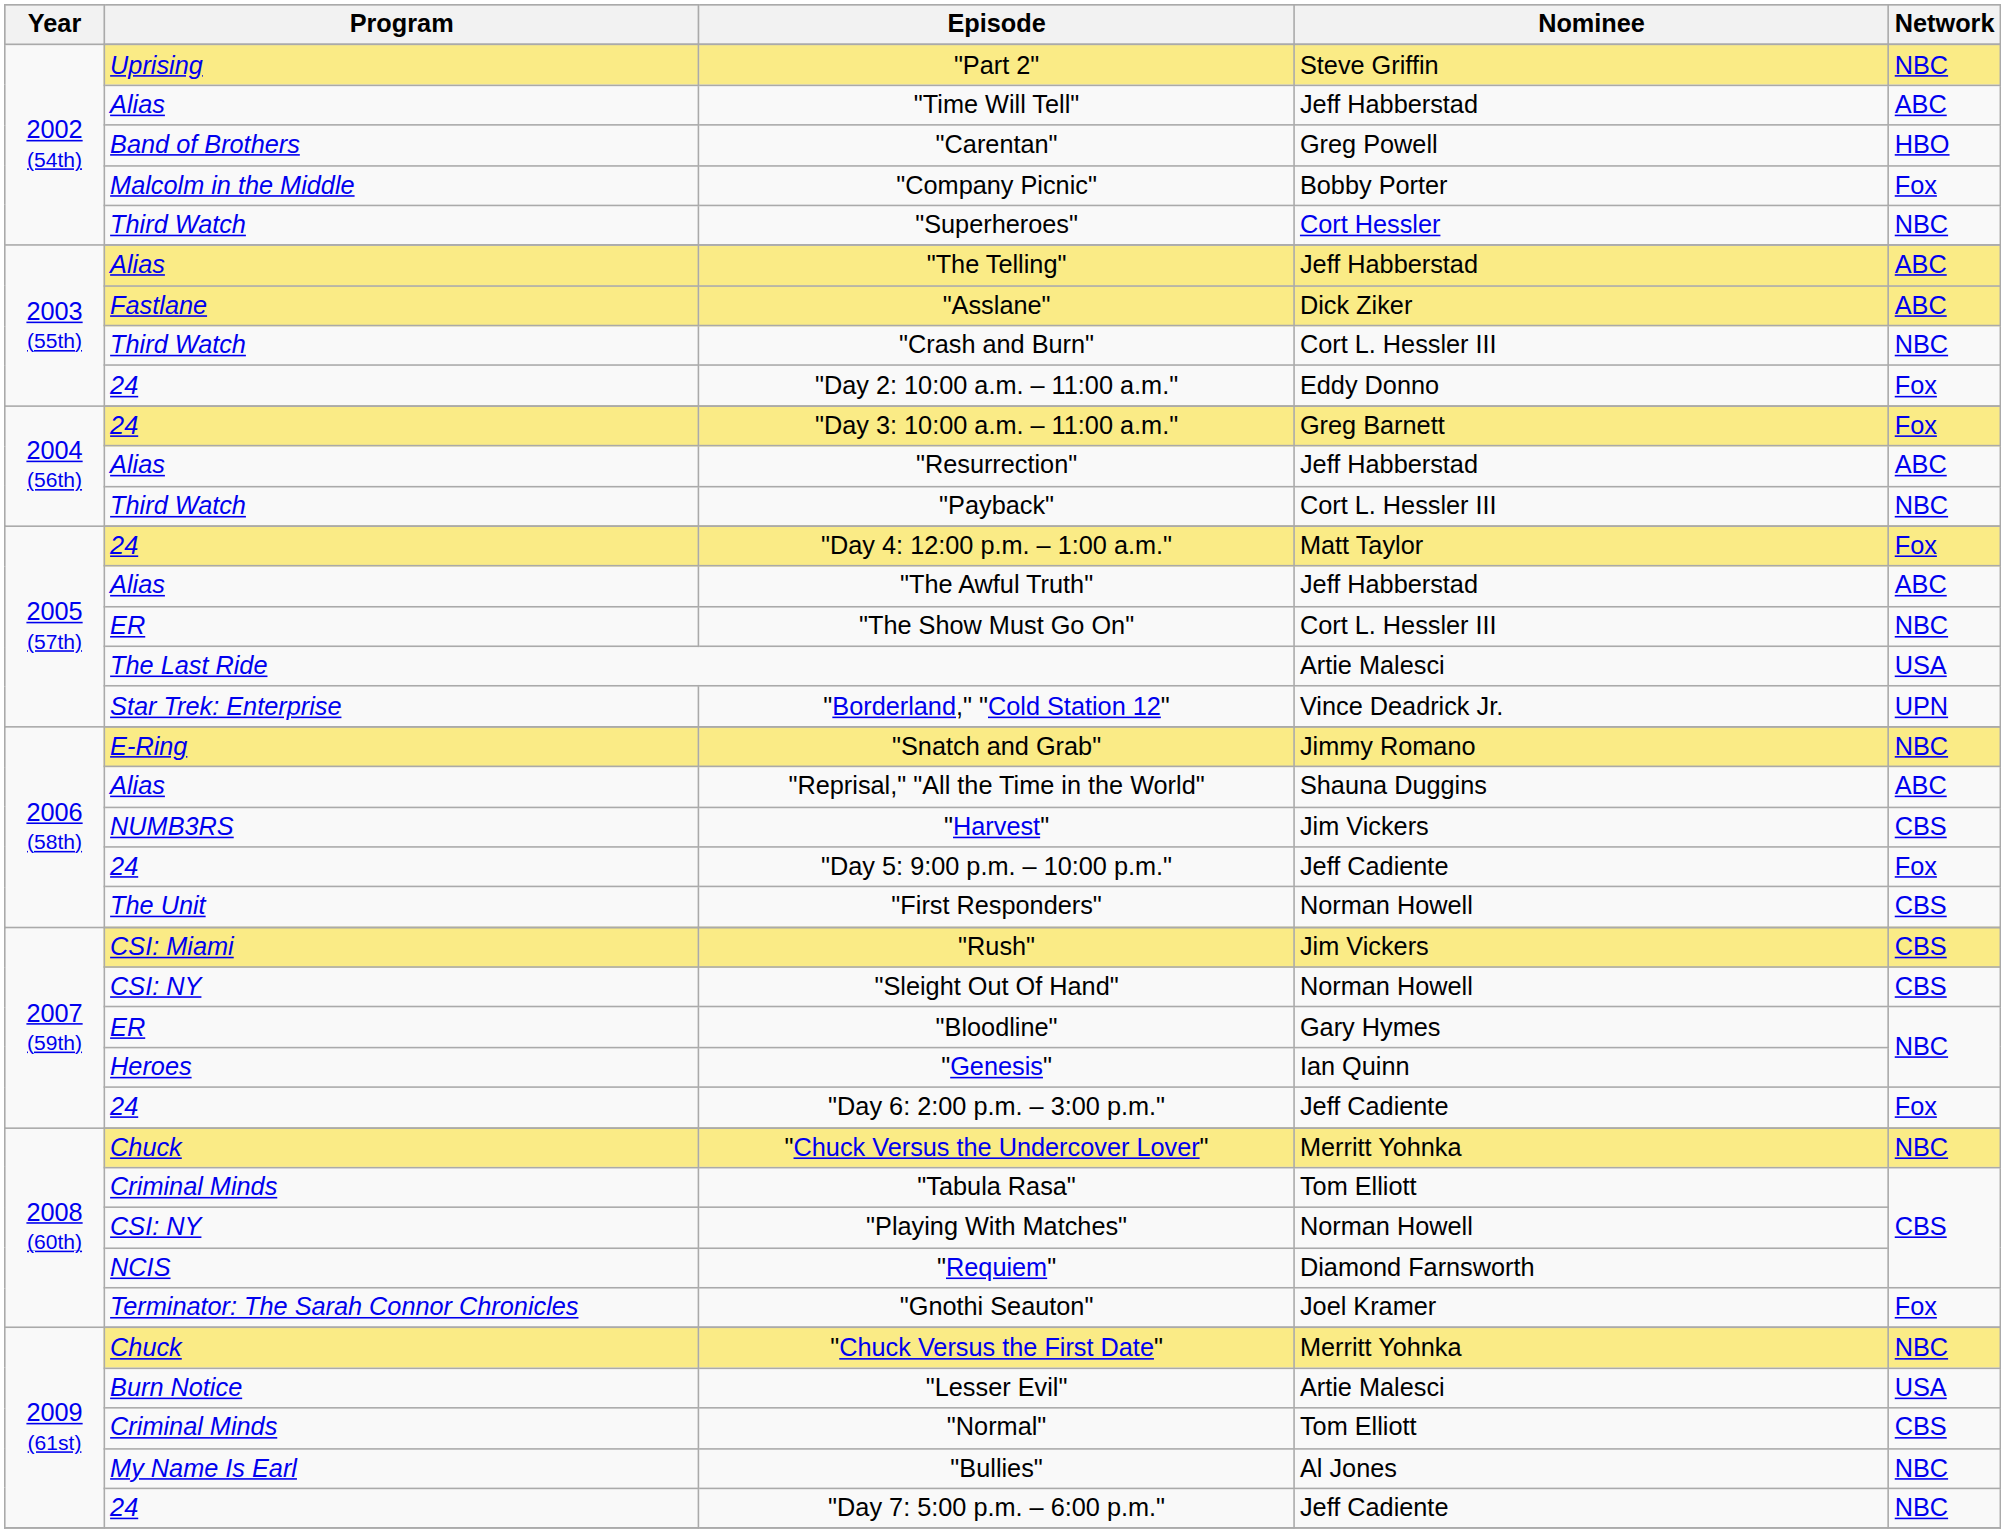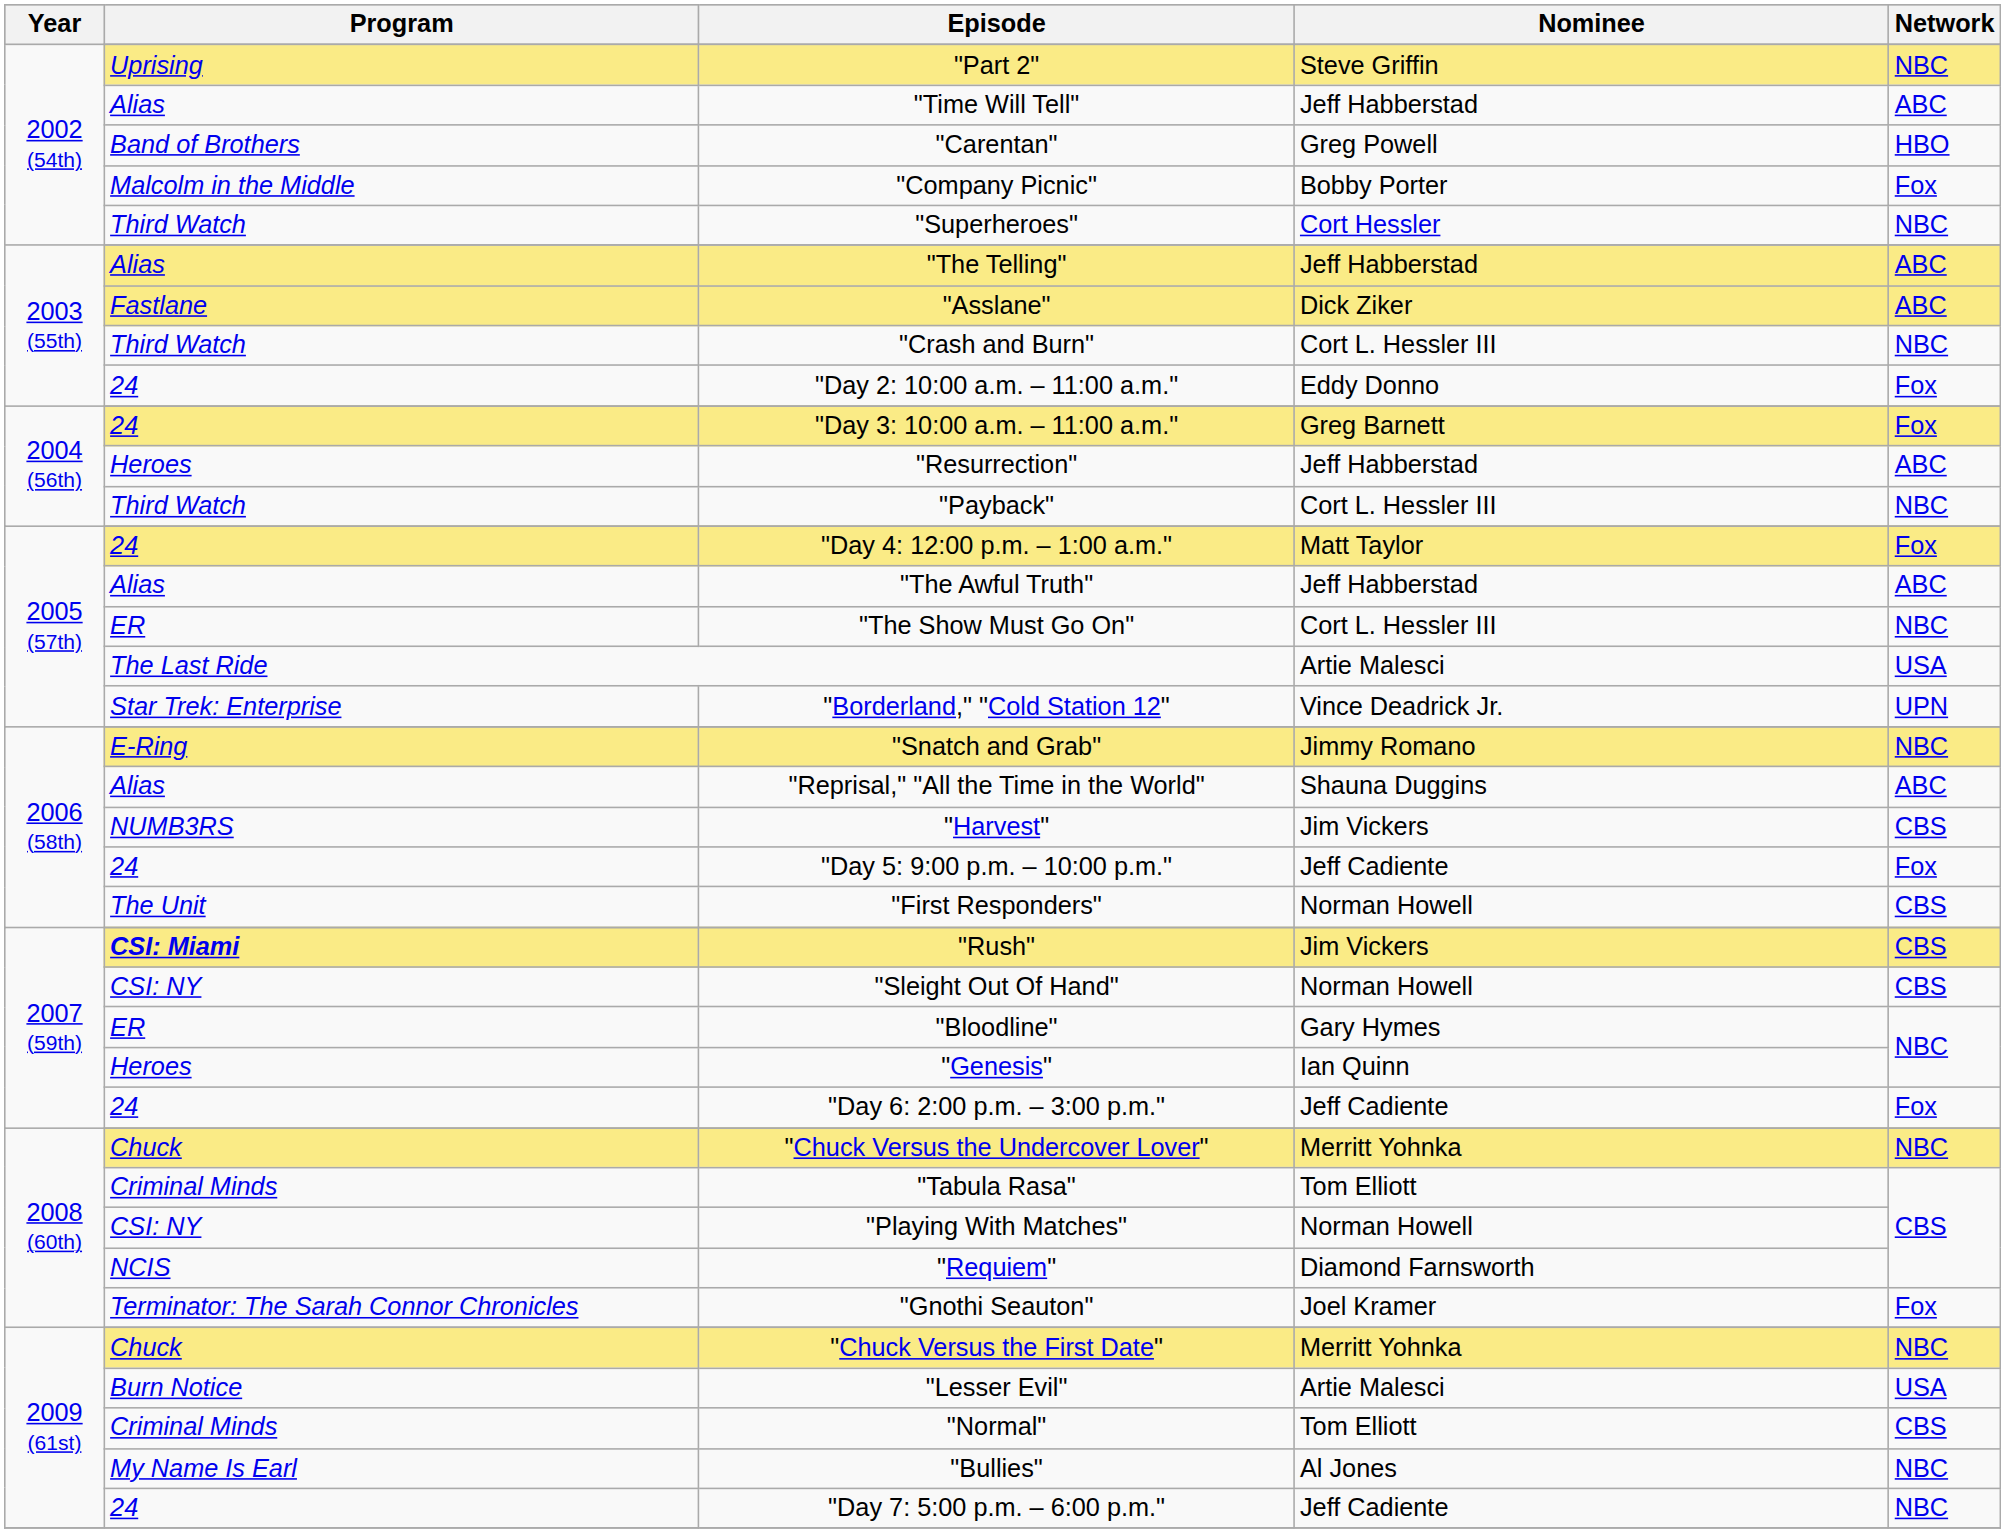(138, 465) Alias -> (151, 465) Heroes
(172, 946) normal -> (175, 946) bold
